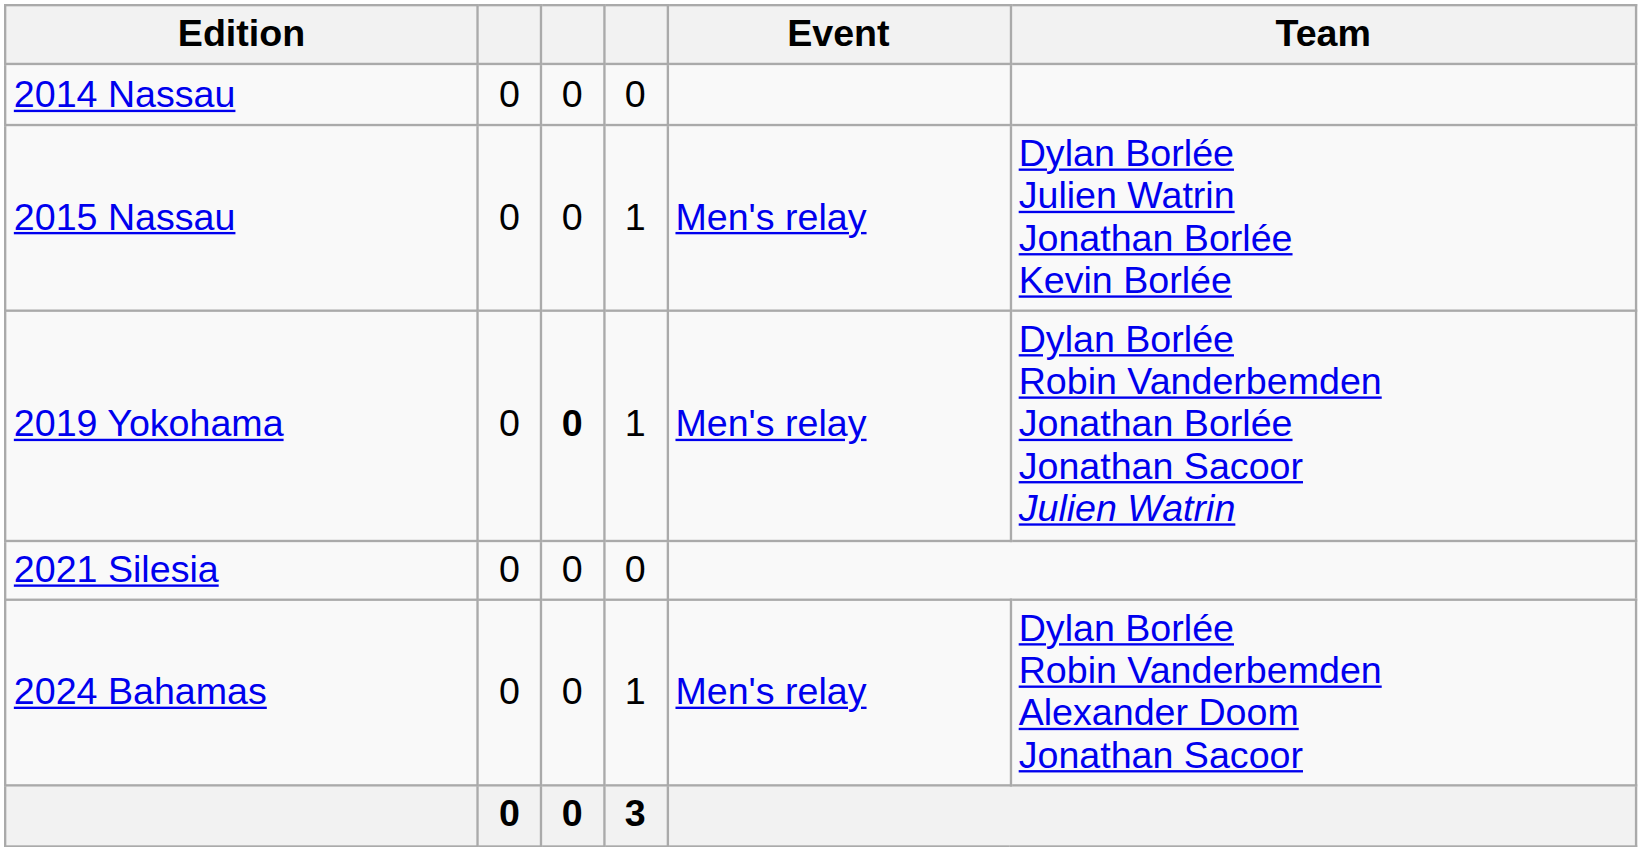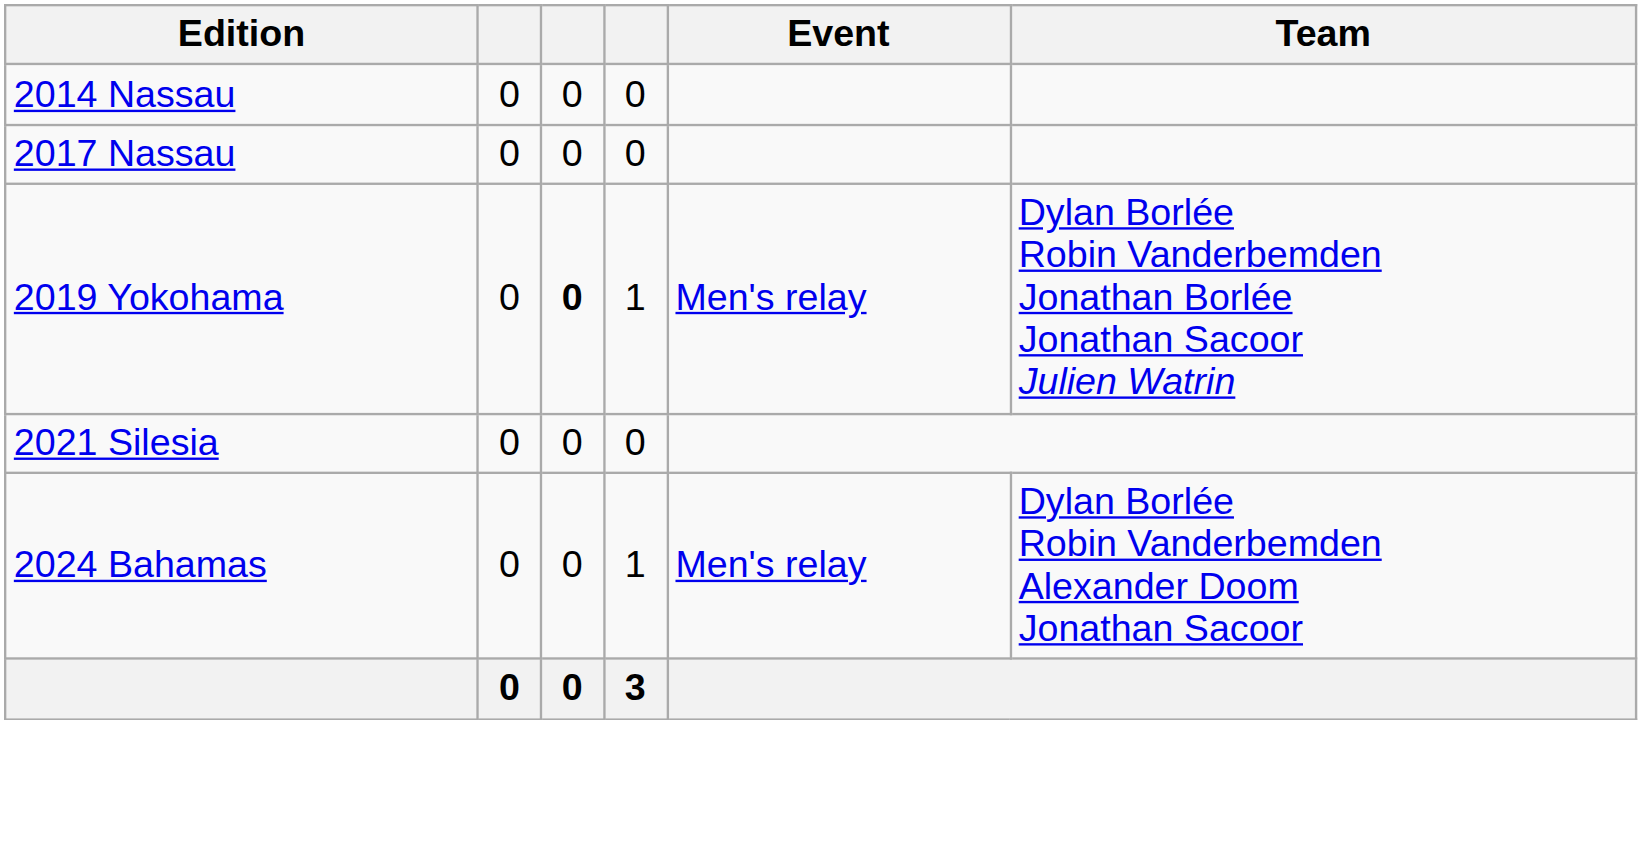- row: (125, 217)
+ row: (125, 153)
